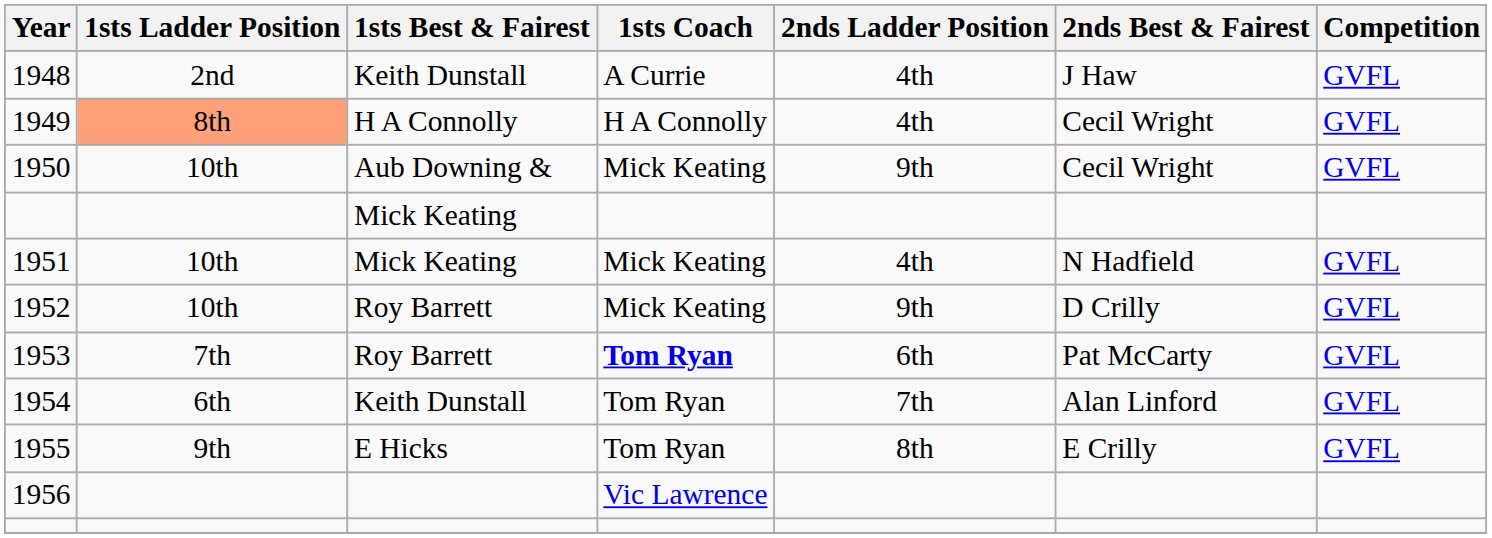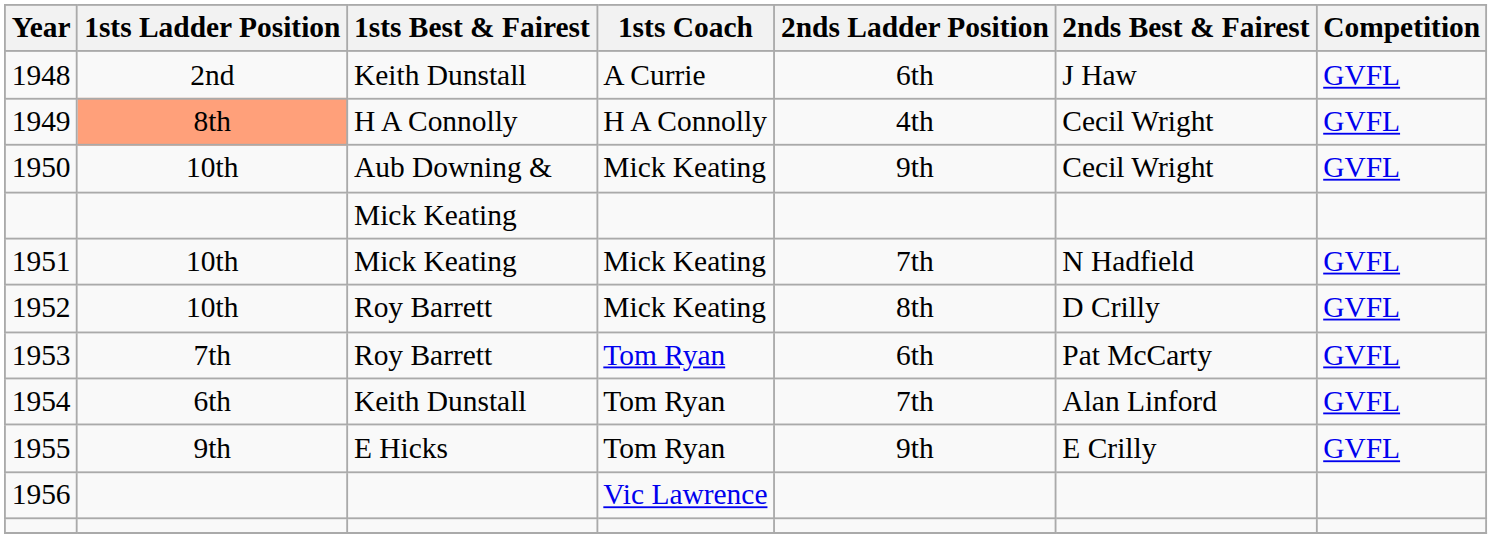(915, 74) 4th -> (915, 74) 6th
(915, 261) 4th -> (915, 261) 7th
(915, 307) 9th -> (915, 307) 8th
(668, 354) bold -> (664, 354) normal
(915, 448) 8th -> (915, 448) 9th
